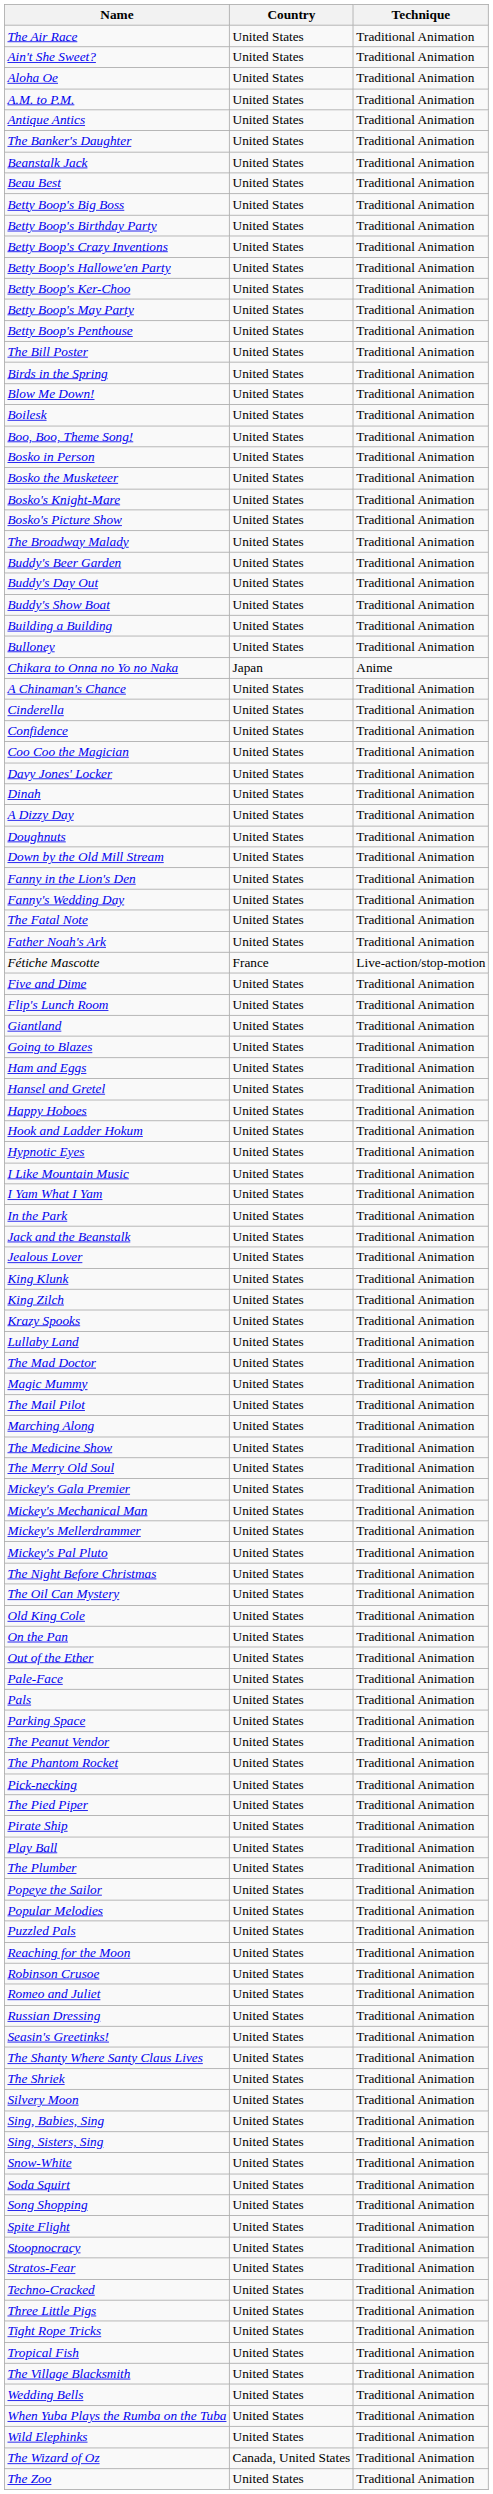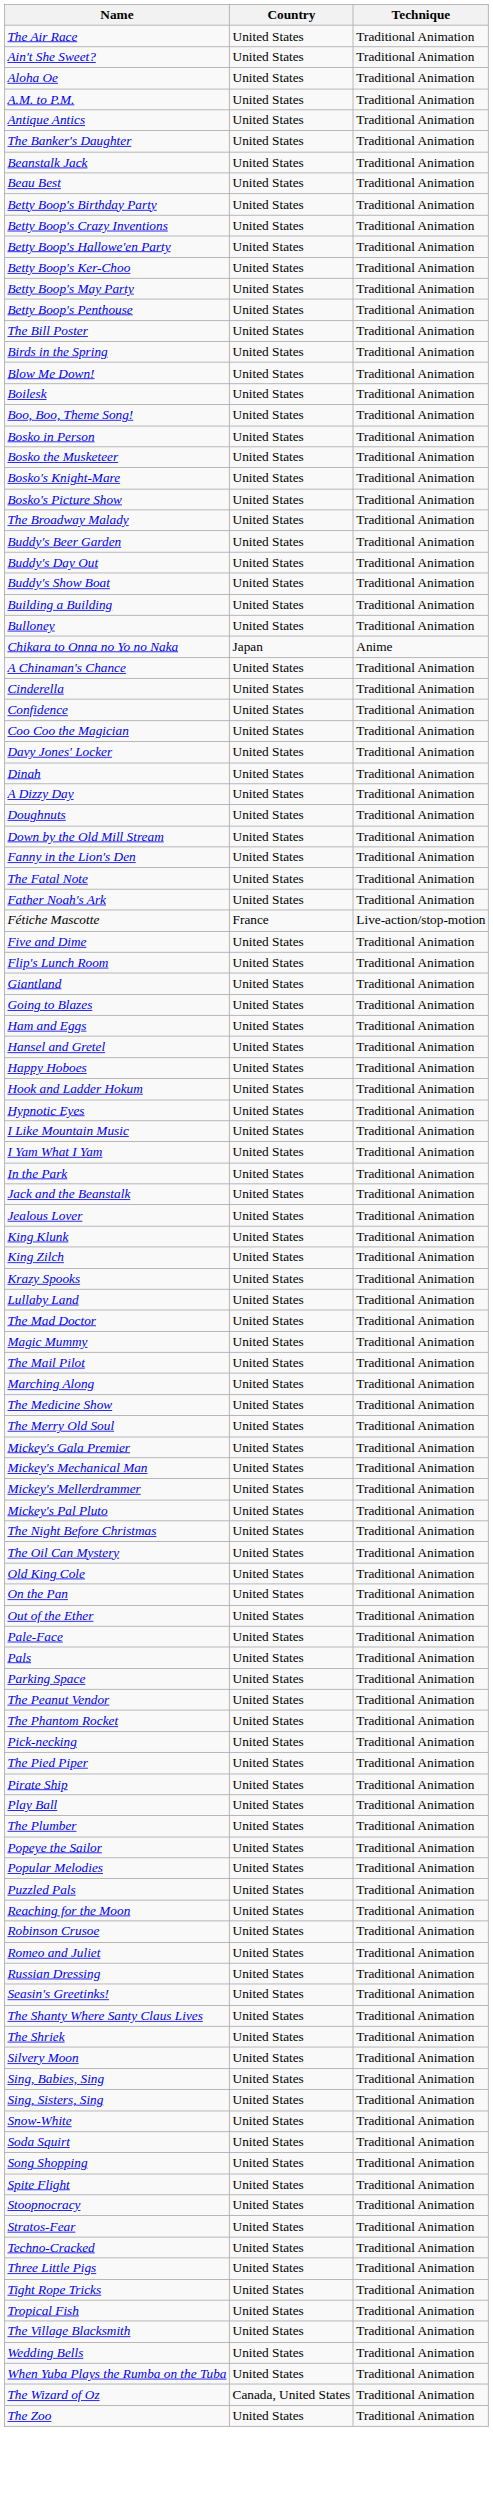- row: (66, 204)
- row: (66, 899)
- row: (47, 2437)
